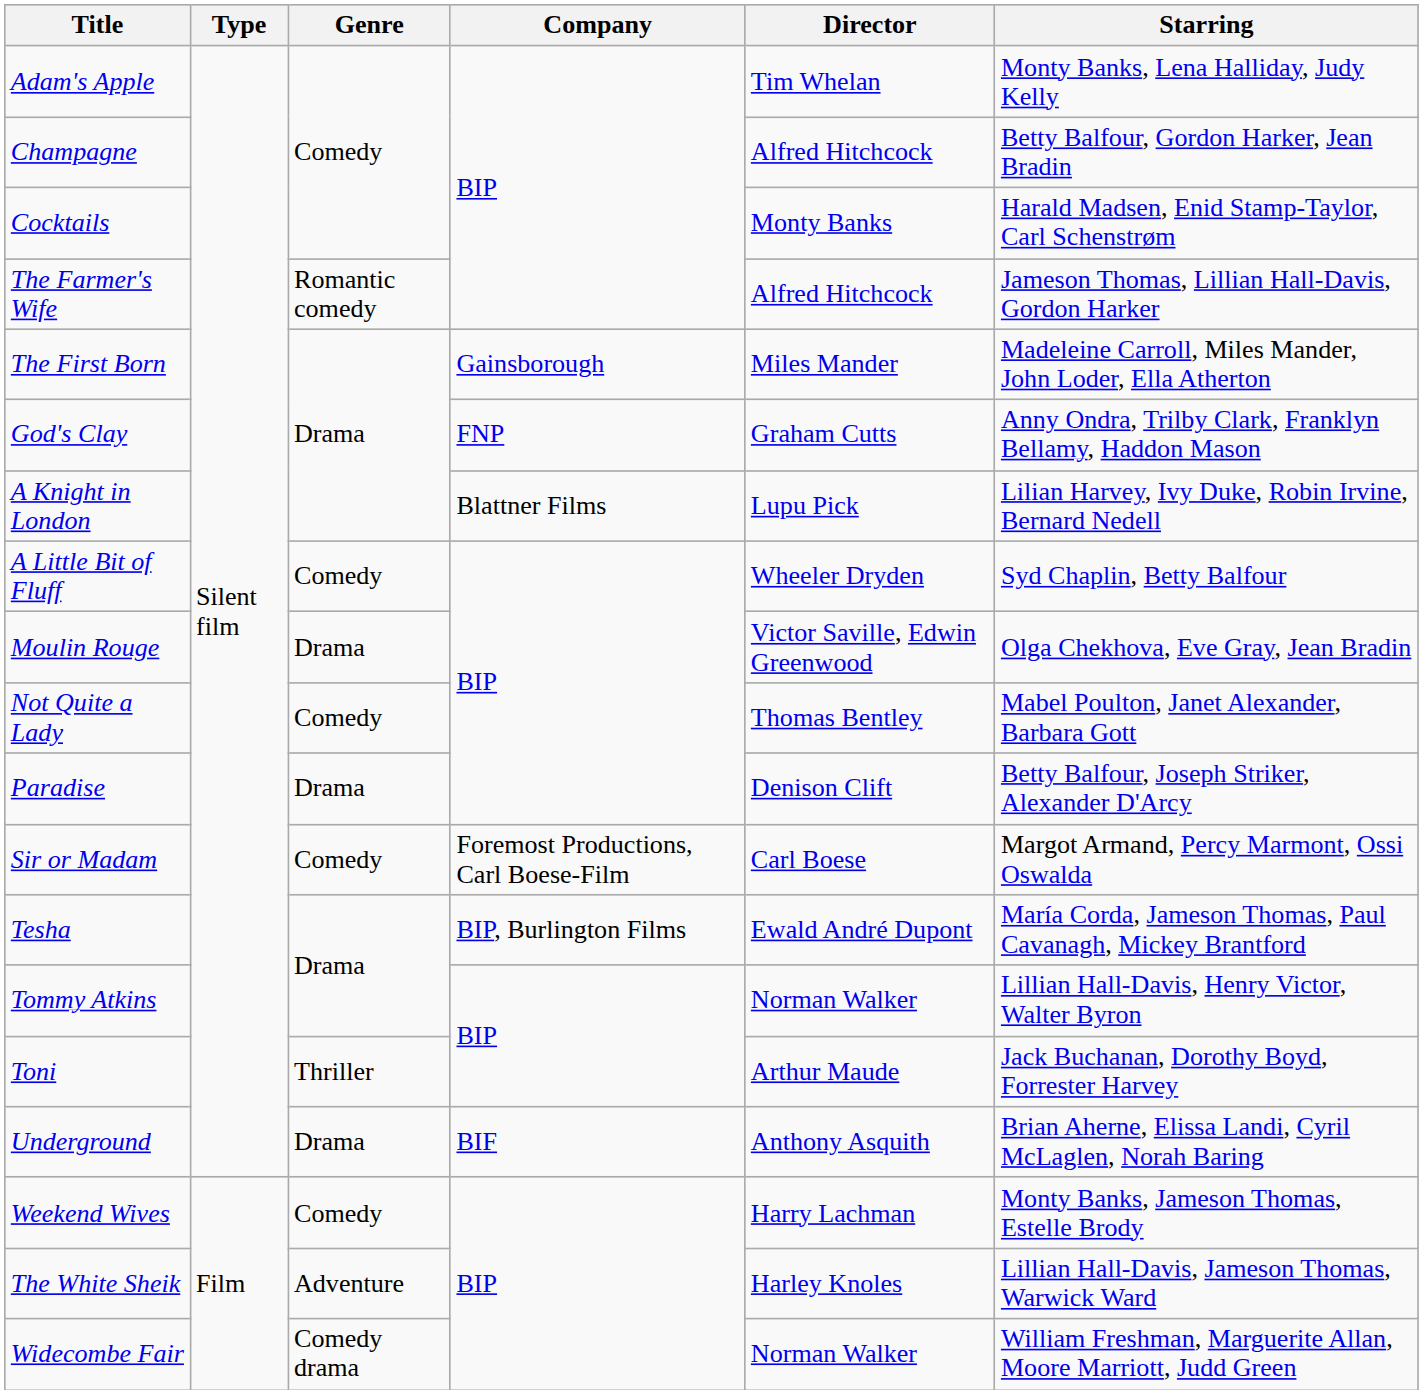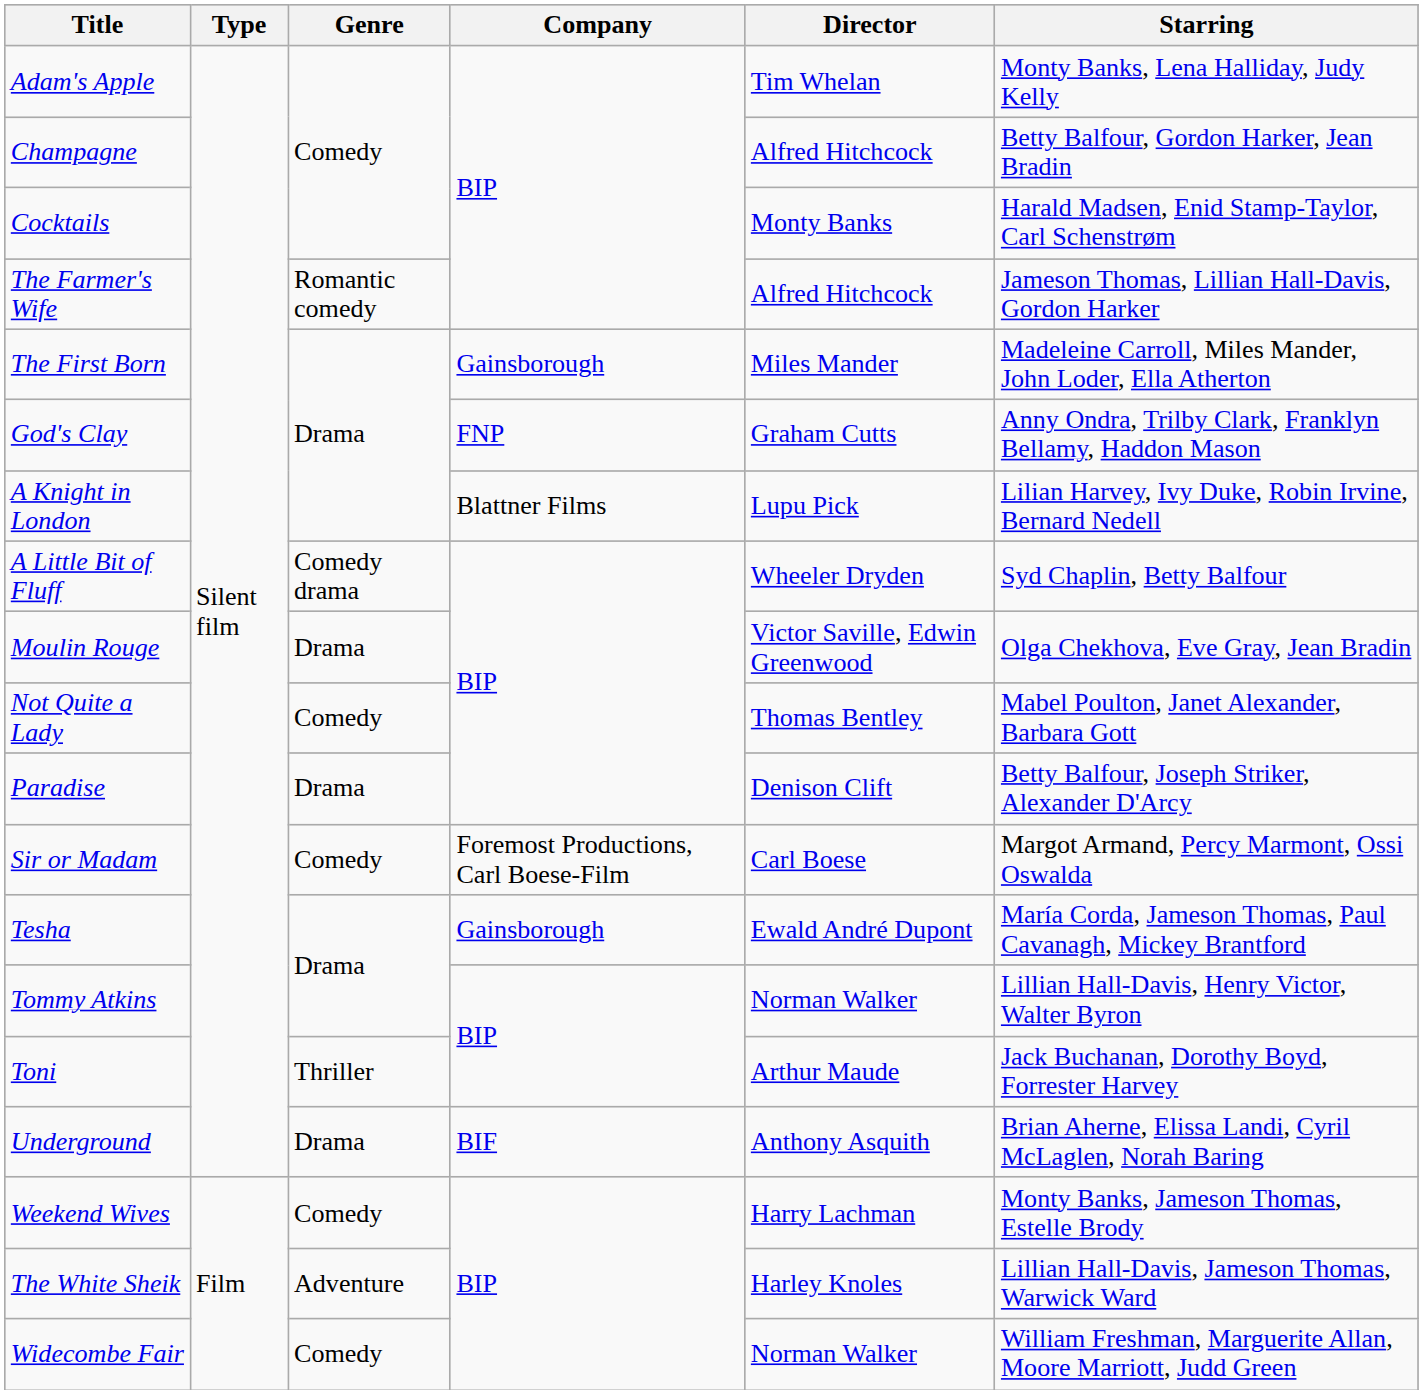(338, 576) Comedy -> (338, 576) Comedy drama
(571, 929) BIP, Burlington Films -> (530, 929) Gainsborough
(338, 1353) Comedy drama -> (338, 1353) Comedy
